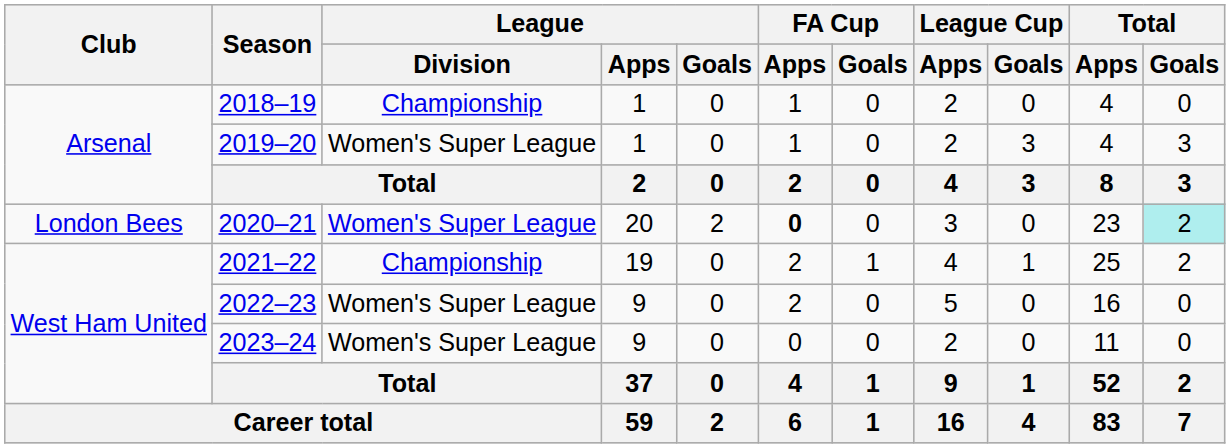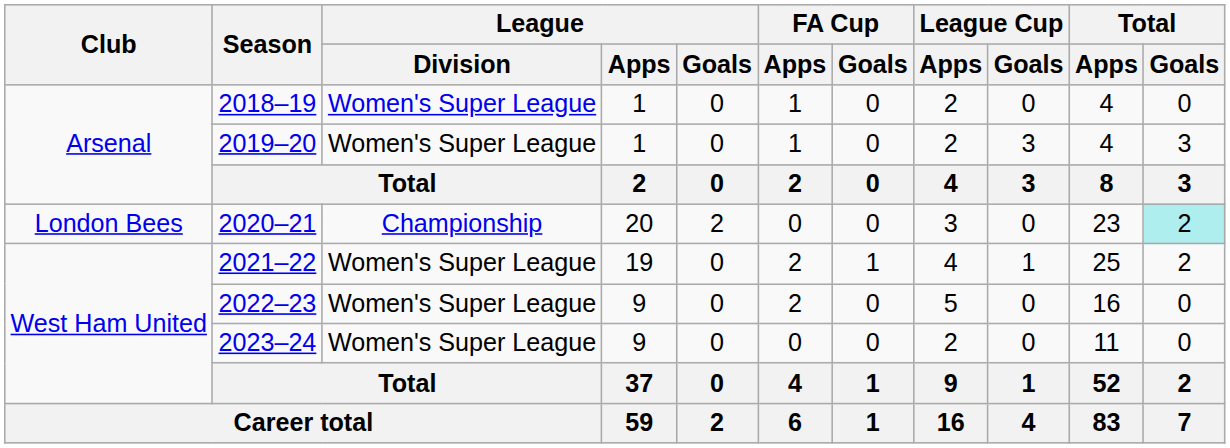(462, 104) Championship -> (462, 104) Women's Super League
(462, 223) Women's Super League -> (462, 223) Championship
(795, 223) bold -> (795, 223) normal
(462, 263) Championship -> (462, 263) Women's Super League
